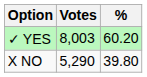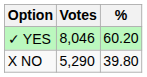(77, 38) 8,003 -> (77, 38) 8,046
